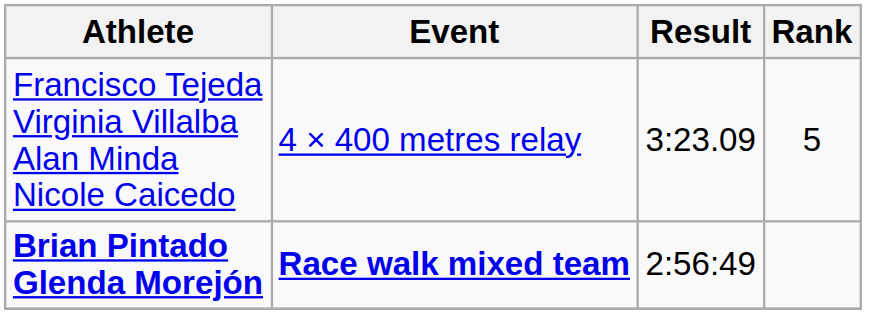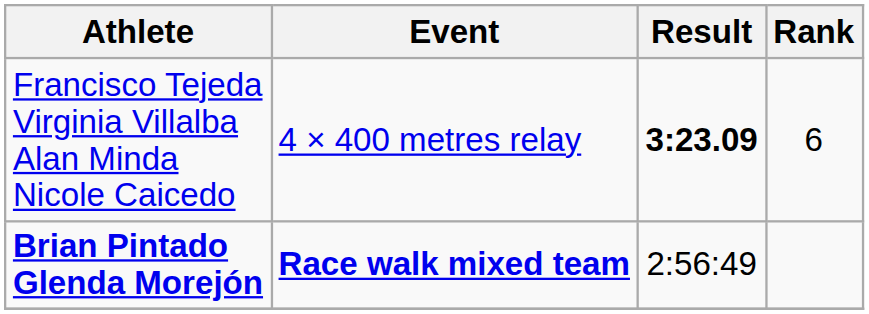(701, 139) normal -> (702, 139) bold
(812, 139) 5 -> (814, 139) 6
